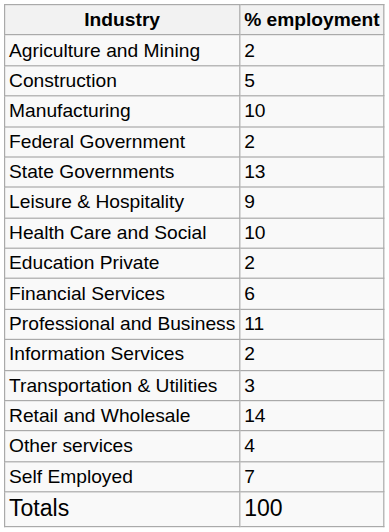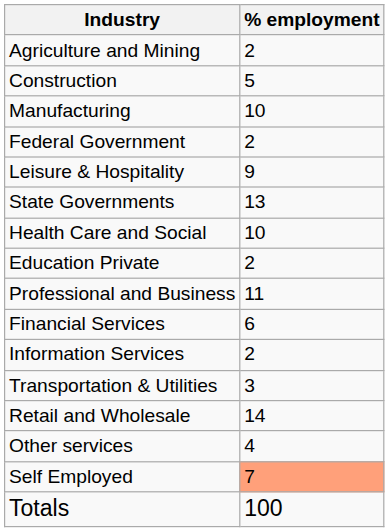rows swapped: (92, 171) <-> (97, 202)
rows swapped: (122, 324) <-> (87, 293)
(249, 476) no background -> (249, 476) lightsalmon background
